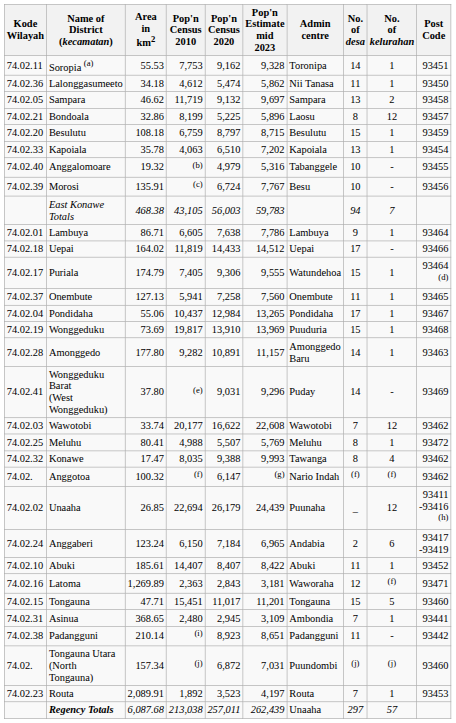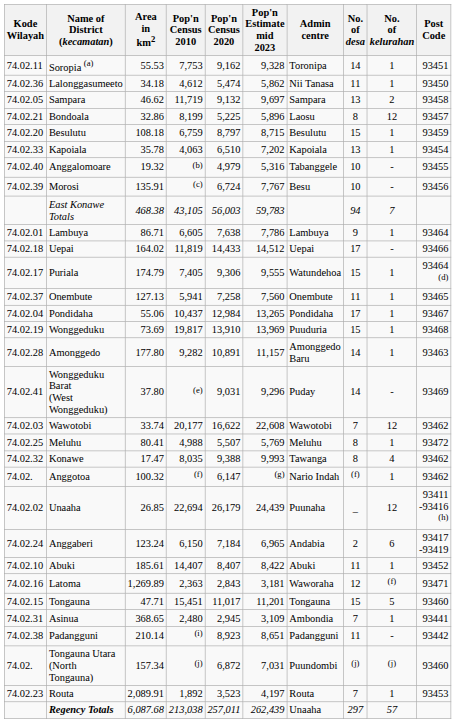(392, 475) (f) -> (392, 477) 1
